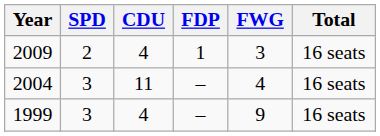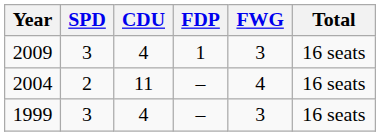(87, 51) 2 -> (87, 51) 3
(87, 83) 3 -> (87, 83) 2
(260, 114) 9 -> (260, 114) 3
